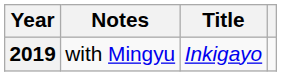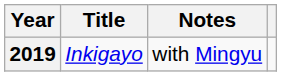columns swapped: (223, 20) <-> (120, 20)
